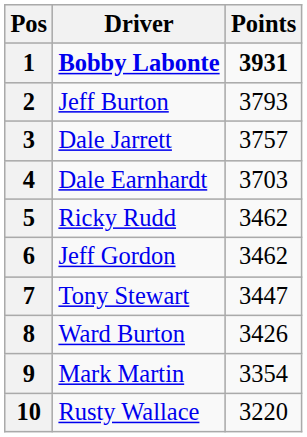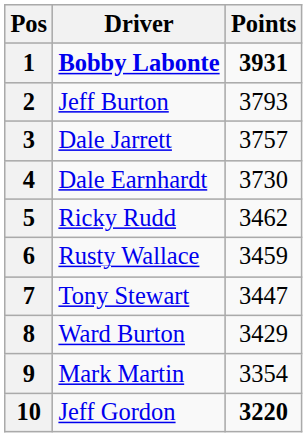(264, 179) 3703 -> (264, 179) 3730
(117, 256) Jeff Gordon -> (129, 256) Rusty Wallace
(264, 256) 3462 -> (264, 256) 3459
(264, 334) 3426 -> (264, 334) 3429
(129, 412) Rusty Wallace -> (117, 412) Jeff Gordon
(264, 412) normal -> (264, 412) bold
